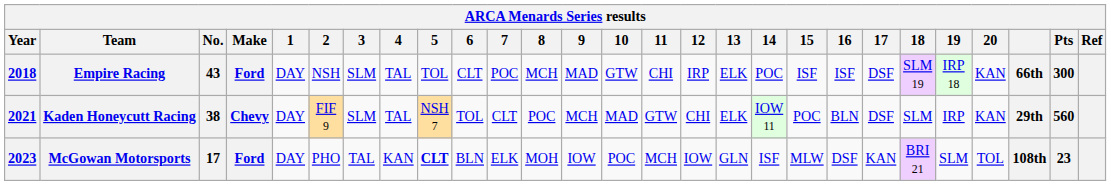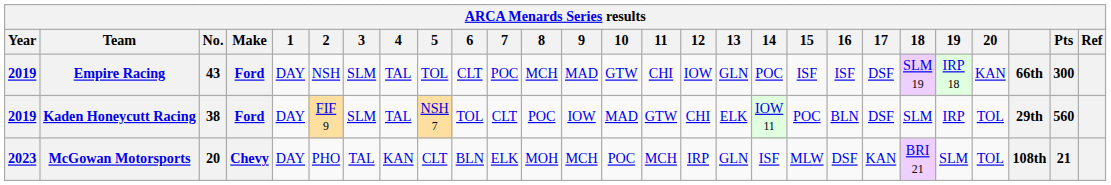(22, 74) 2018 -> (22, 74) 2019
(698, 74) IRP -> (698, 74) IOW
(734, 74) ELK -> (734, 74) GLN
(22, 116) 2021 -> (22, 116) 2019
(250, 116) Chevy -> (250, 116) Ford
(582, 116) MCH -> (582, 116) IOW
(990, 116) KAN -> (990, 116) TOL
(213, 159) 17 -> (213, 159) 20
(250, 159) Ford -> (250, 159) Chevy
(435, 159) bold -> (435, 159) normal
(582, 159) IOW -> (582, 159) MCH
(698, 159) IOW -> (698, 159) IRP
(1064, 159) 23 -> (1064, 159) 21
